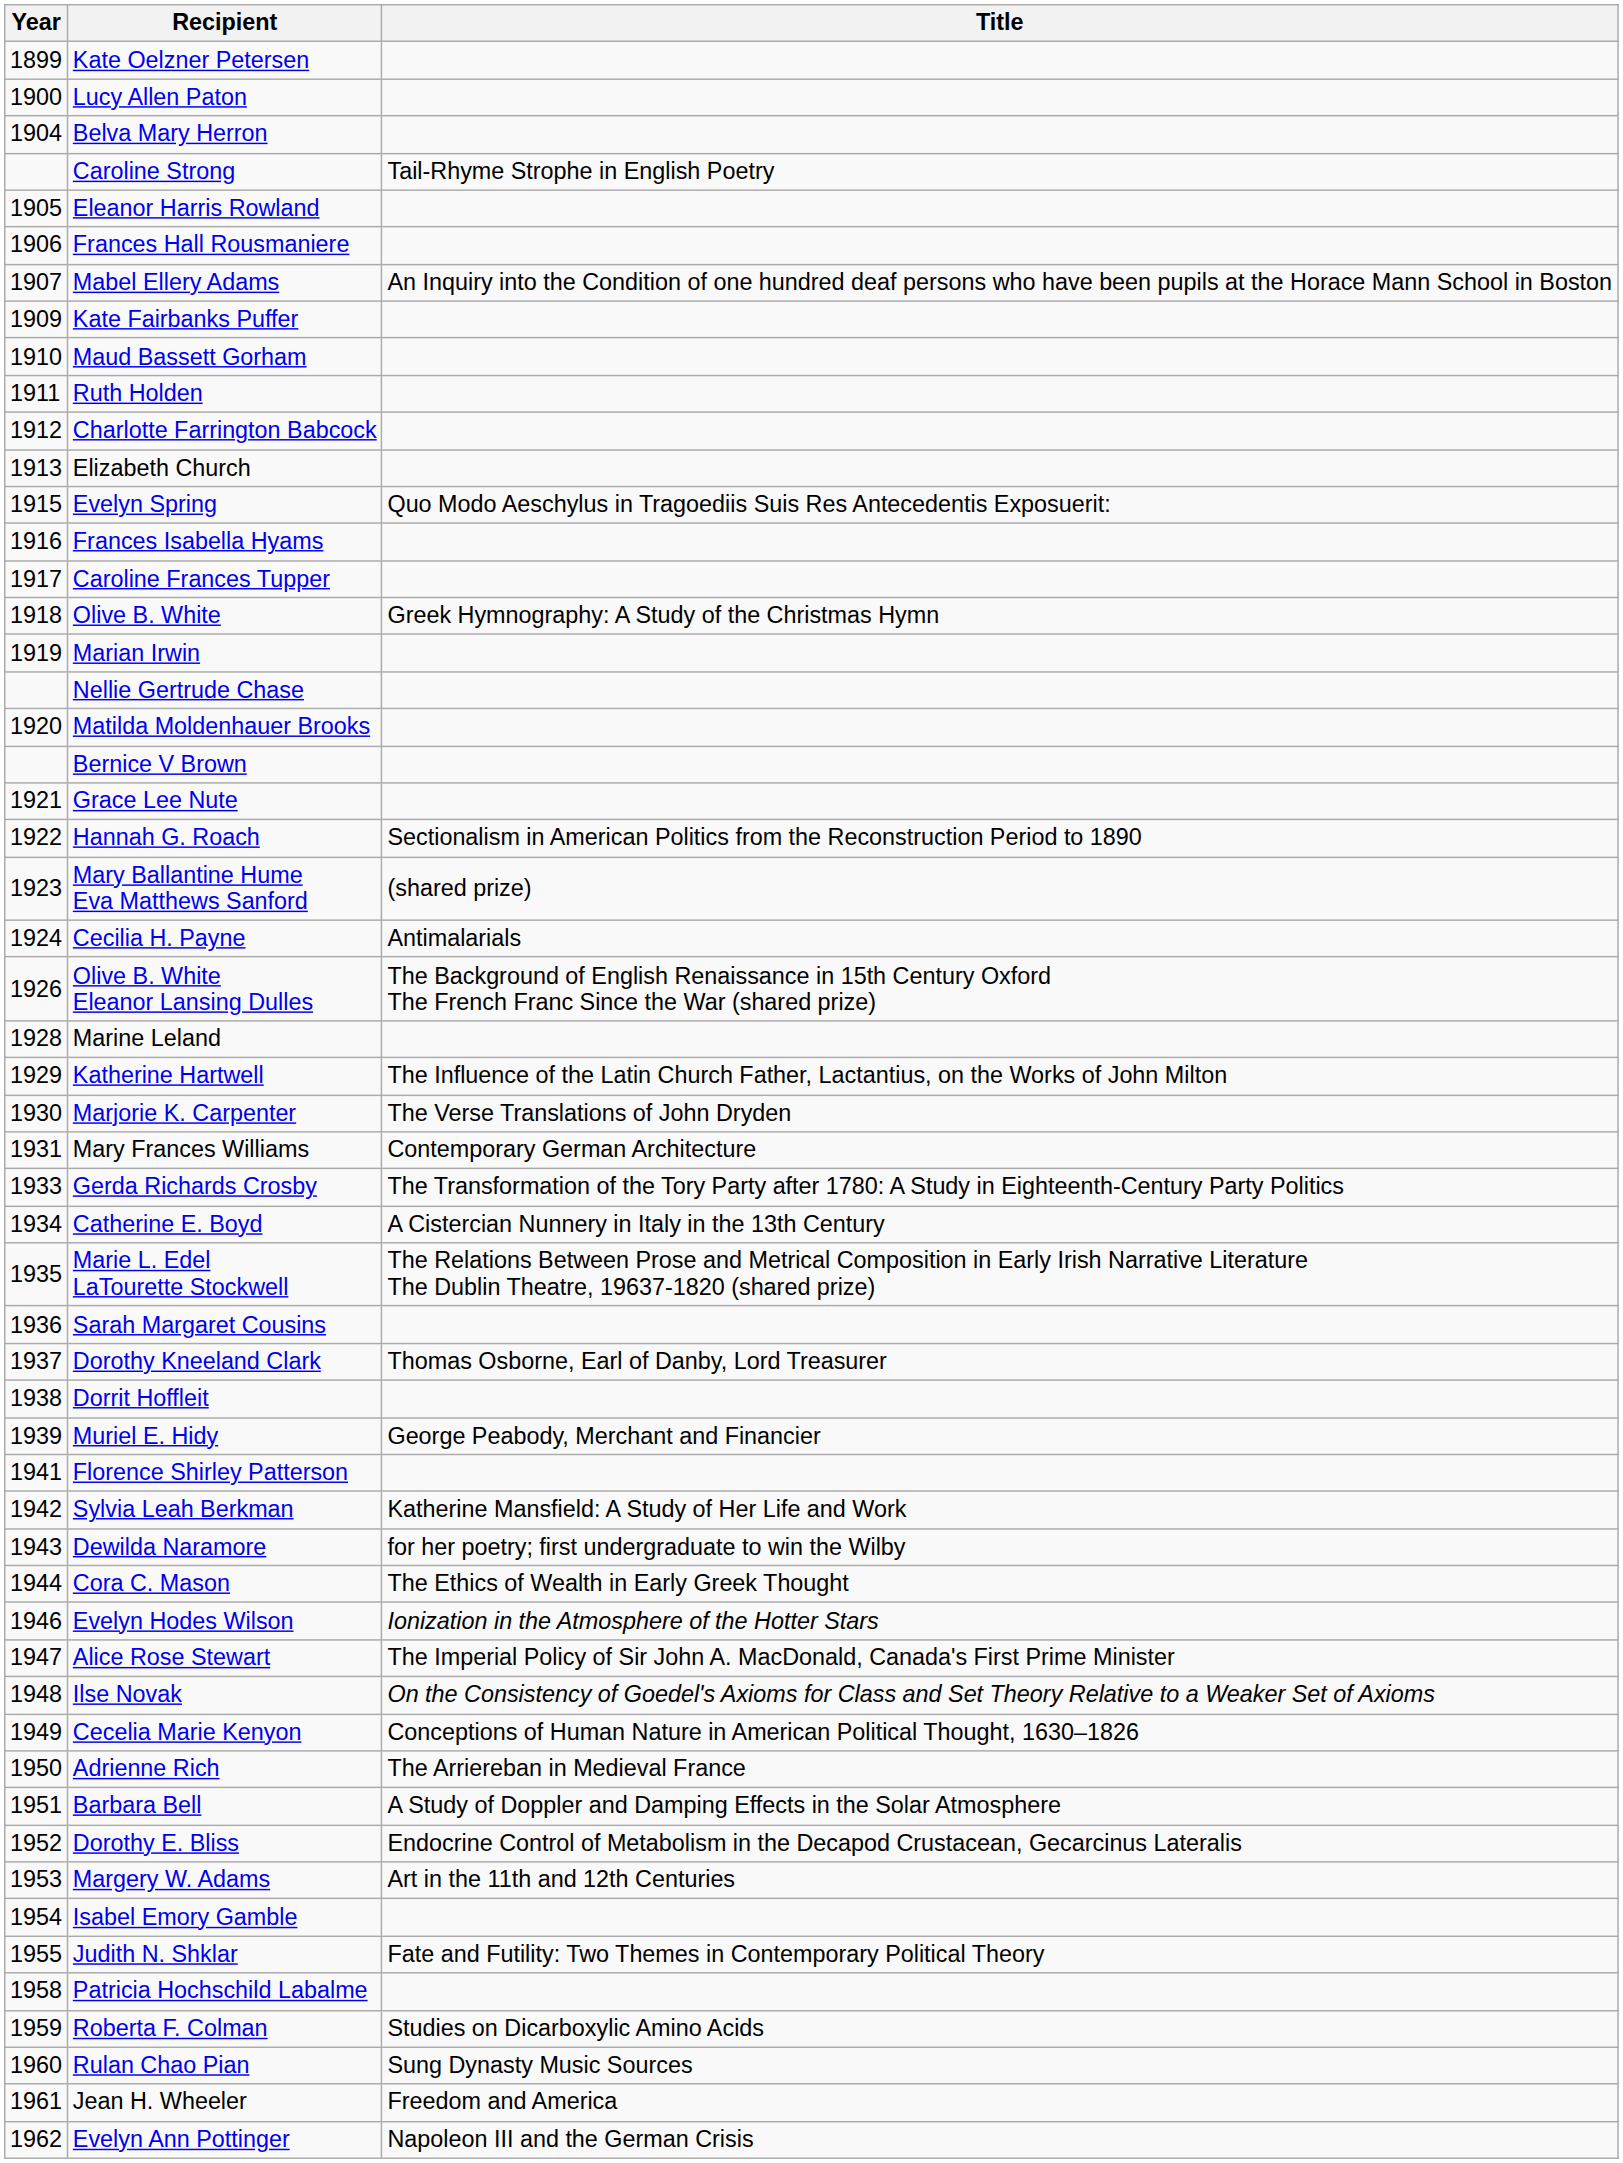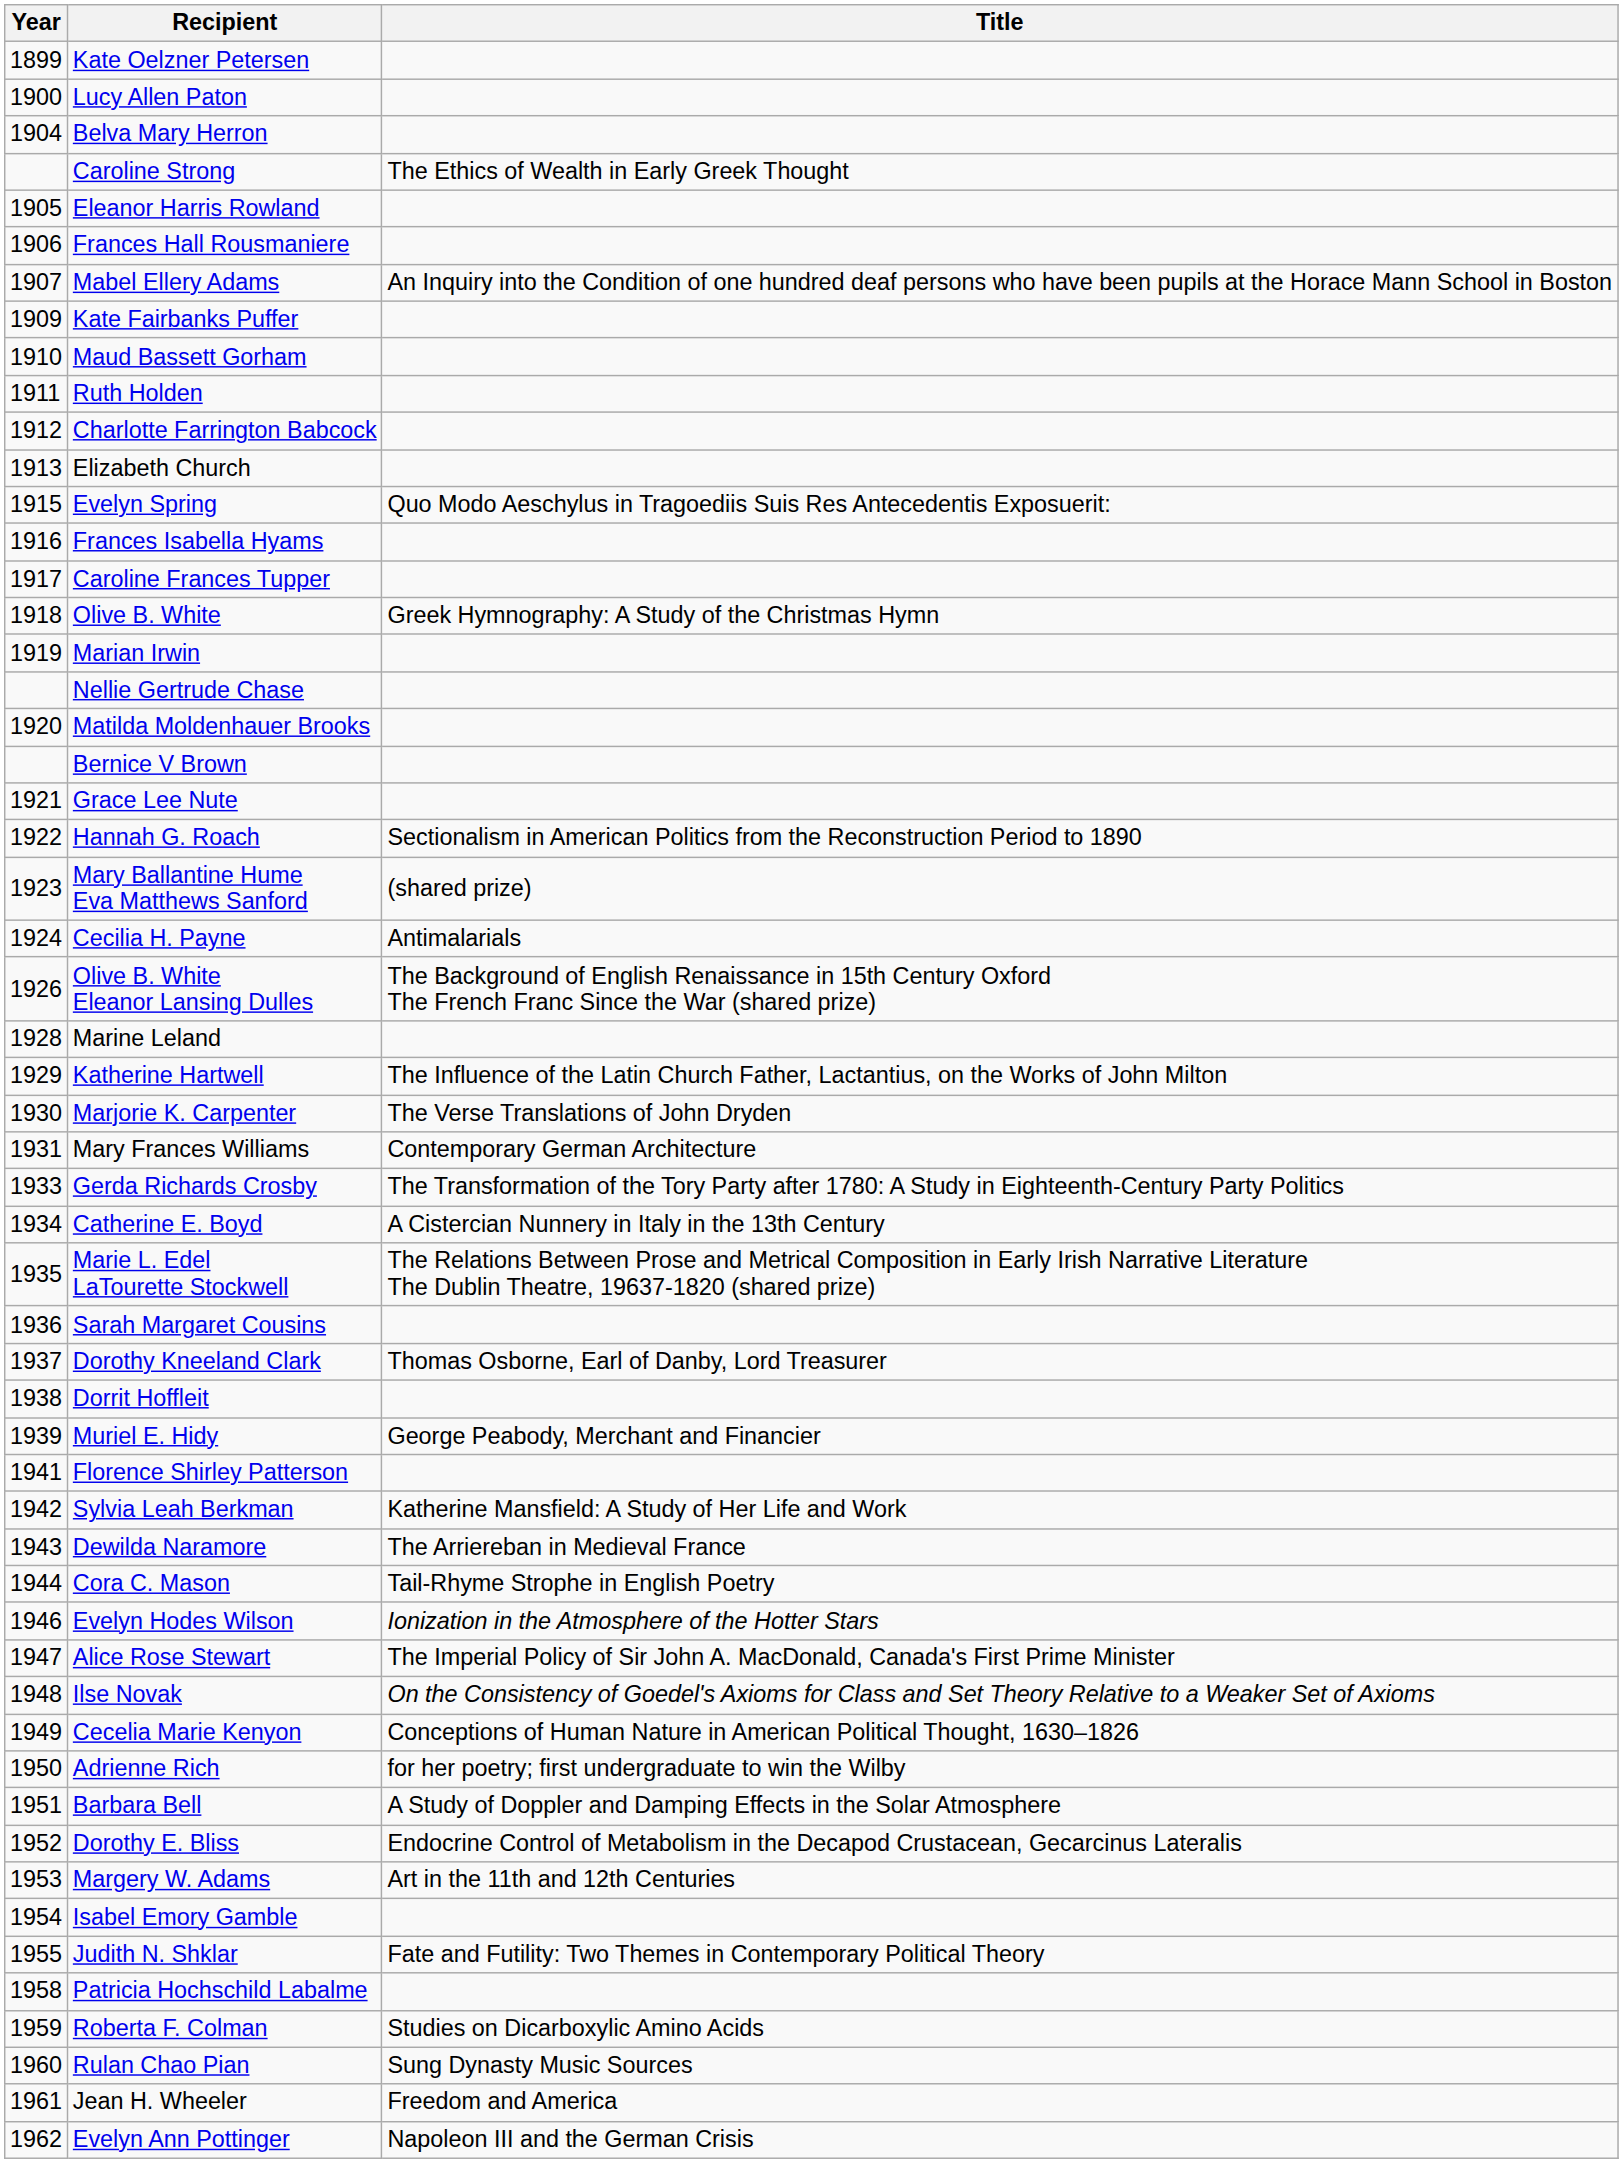(581, 171) Tail-Rhyme Strophe in English Poetry -> (618, 171) The Ethics of Wealth in Early Greek Thought
(646, 1546) for her poetry; first undergraduate to win the Wilby -> (567, 1546) The Arriereban in Medieval France
(618, 1583) The Ethics of Wealth in Early Greek Thought -> (581, 1583) Tail-Rhyme Strophe in English Poetry
(567, 1769) The Arriereban in Medieval France -> (646, 1769) for her poetry; first undergraduate to win the Wilby
